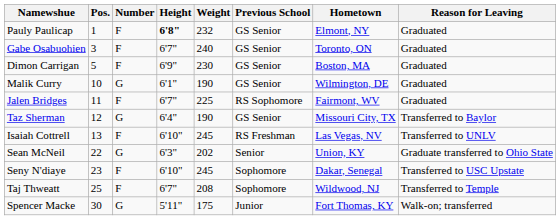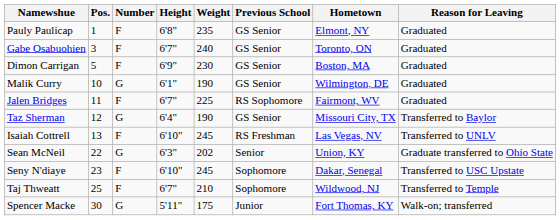(170, 30) bold -> (168, 30) normal
(205, 30) 232 -> (205, 30) 235
(205, 188) 208 -> (205, 188) 210
